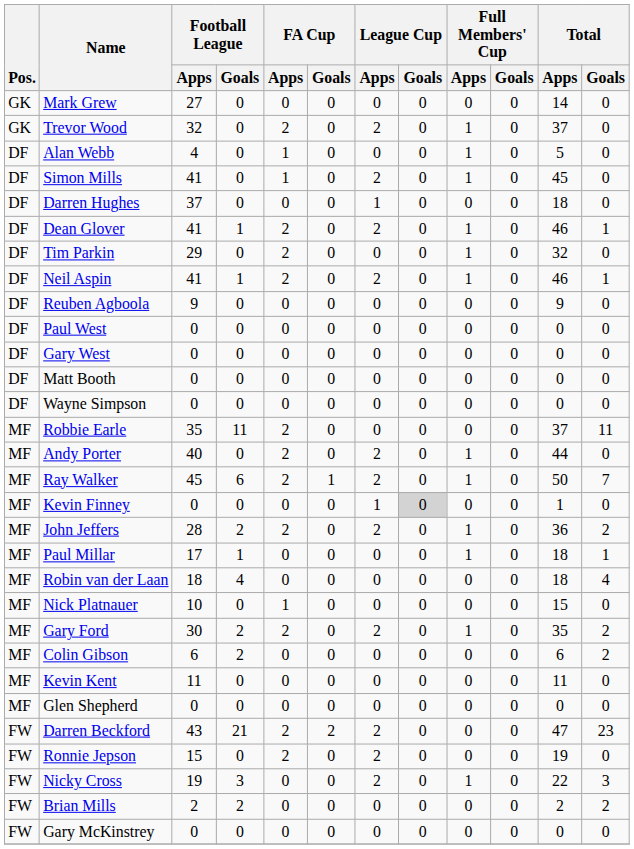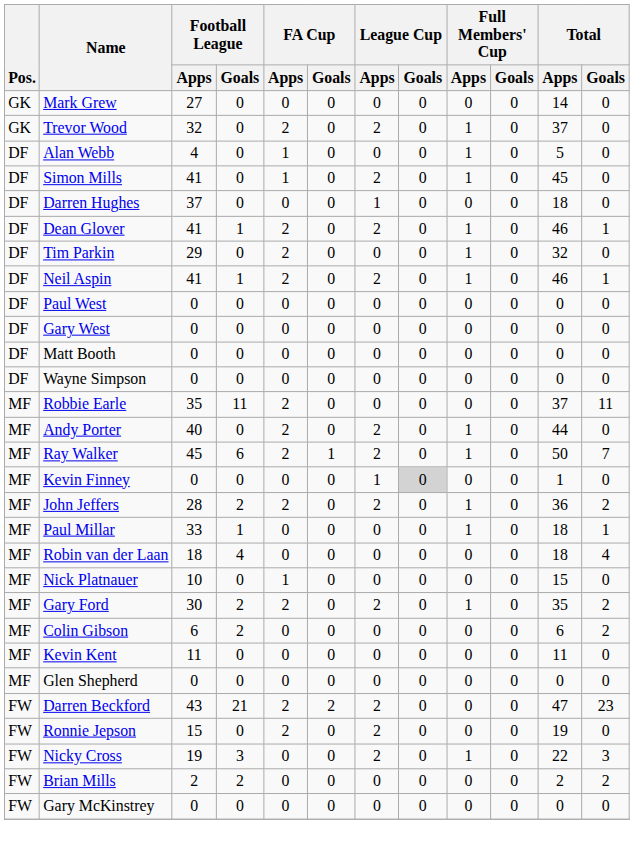- row: (96, 303)
(194, 555) 17 -> (194, 530) 33
